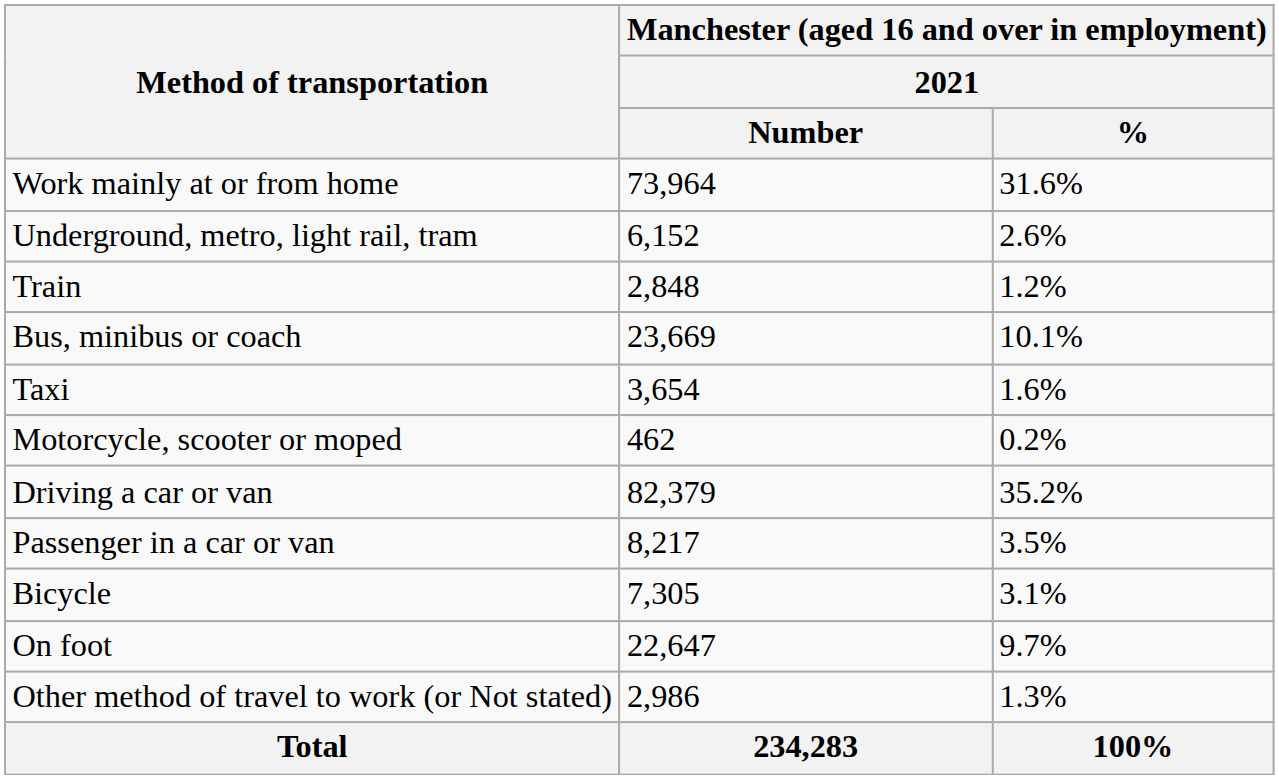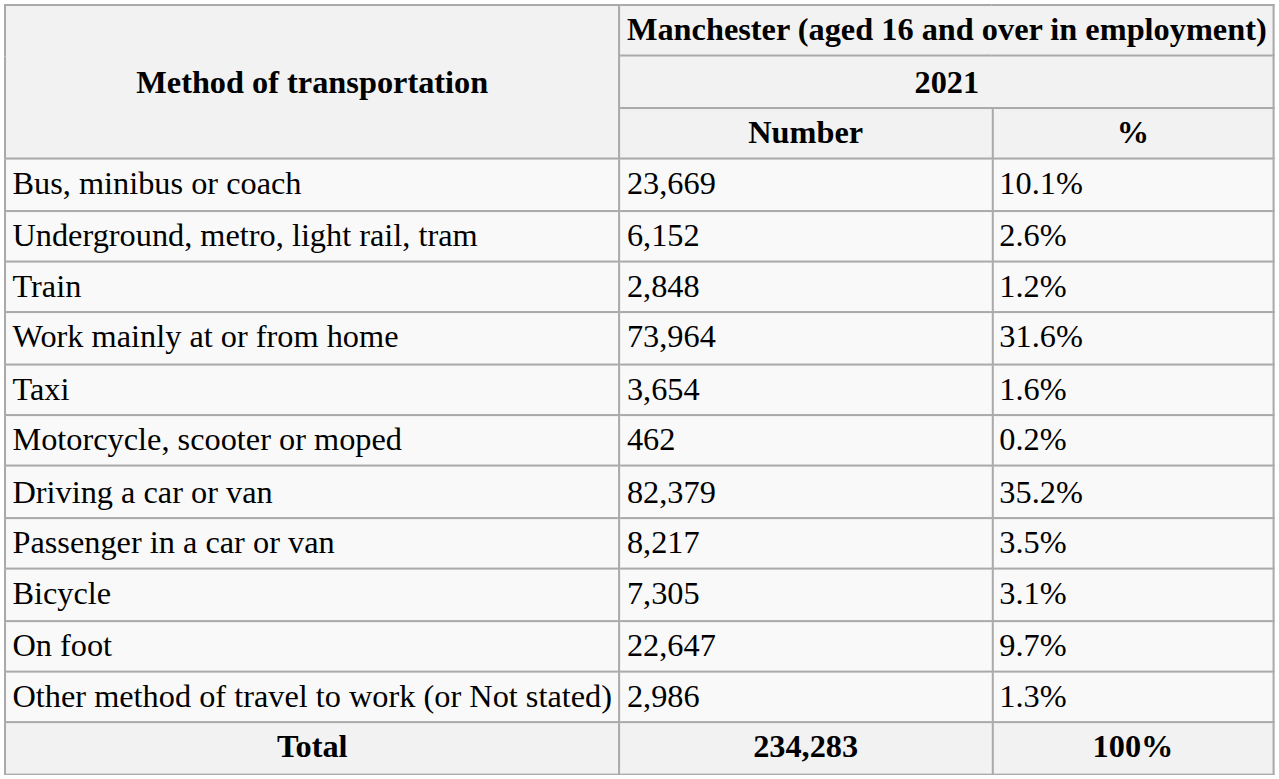rows swapped: (205, 183) <-> (157, 337)
